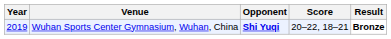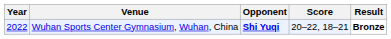(17, 27) 2019 -> (17, 27) 2022
